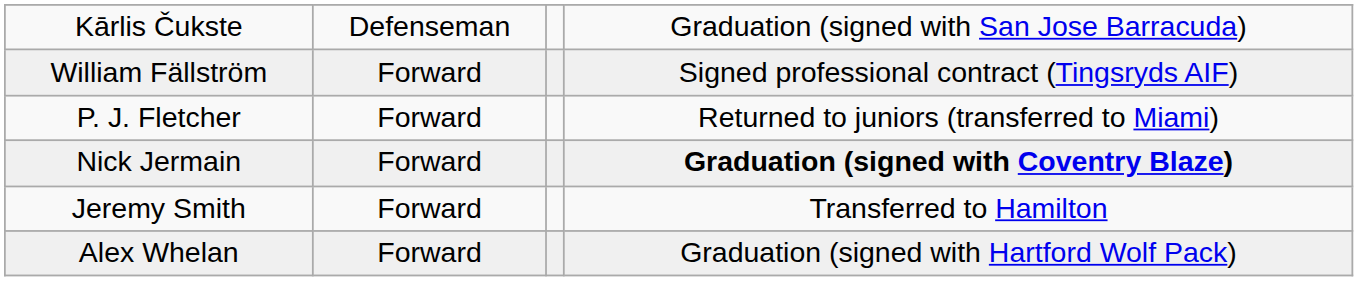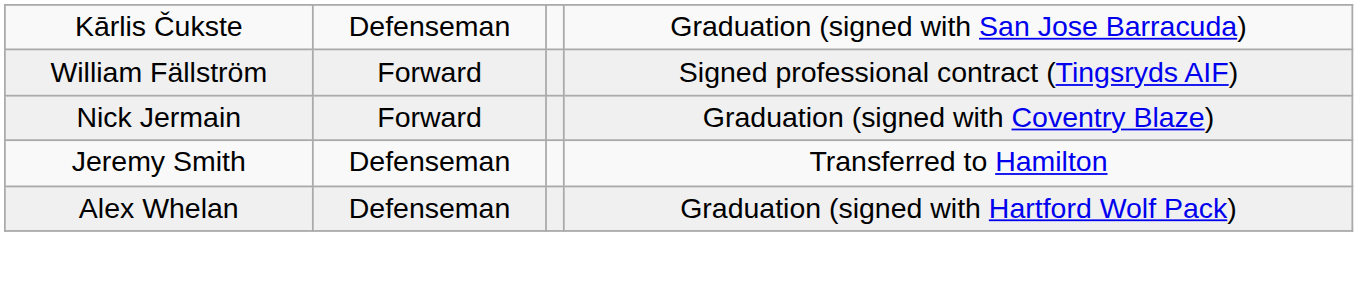- row: (159, 117)
(958, 162) bold -> (958, 117) normal
(430, 207) Forward -> (430, 162) Defenseman
(430, 252) Forward -> (430, 207) Defenseman
